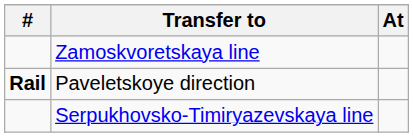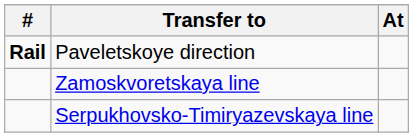rows swapped: (157, 52) <-> (155, 83)
